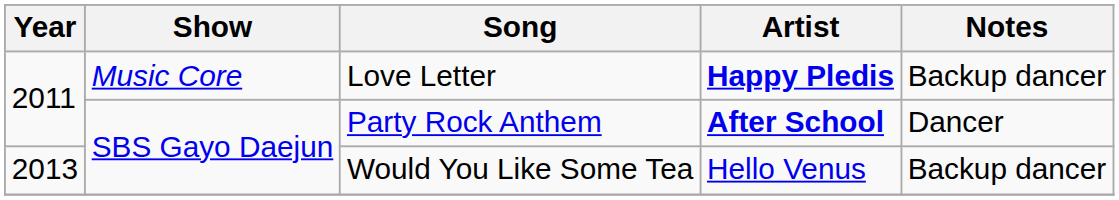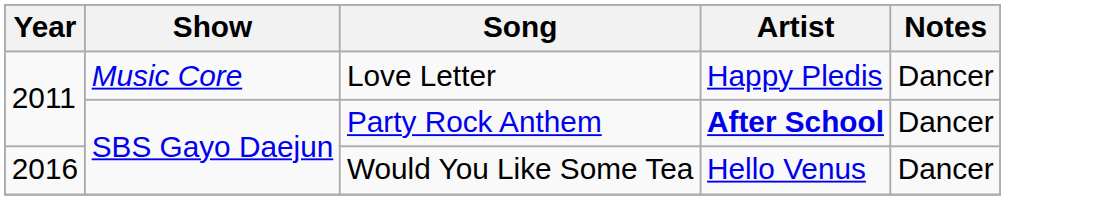(801, 75) bold -> (795, 75) normal
(1007, 75) Backup dancer -> (946, 75) Dancer
(45, 169) 2013 -> (45, 169) 2016
(1007, 169) Backup dancer -> (946, 169) Dancer
